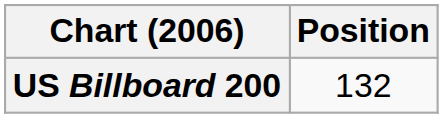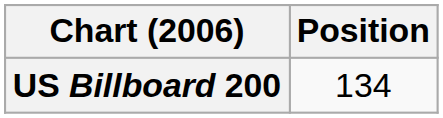(363, 84) 132 -> (363, 84) 134
